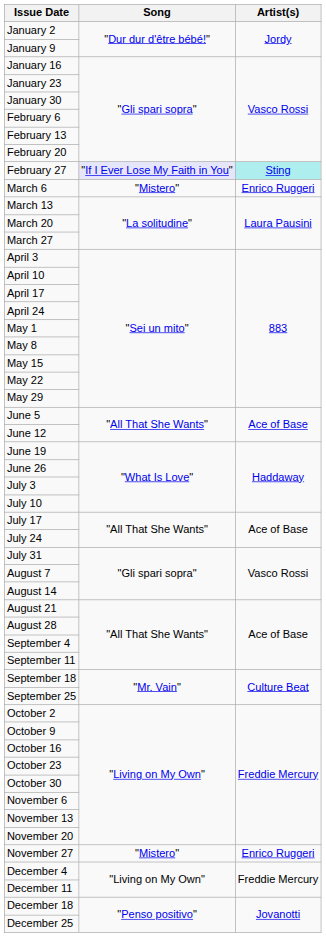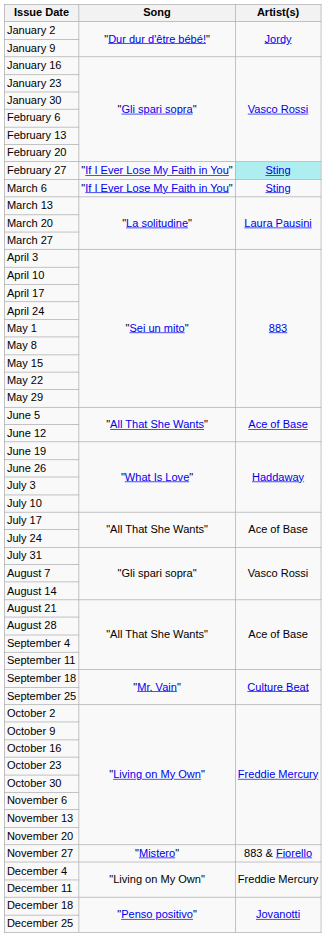(157, 170) lavender background -> (157, 170) no background
(157, 188) "Mistero" -> (157, 188) "If I Ever Lose My Faith in You"
(278, 188) Enrico Ruggeri -> (278, 188) Sting
(278, 853) Enrico Ruggeri -> (278, 853) 883 & Fiorello
